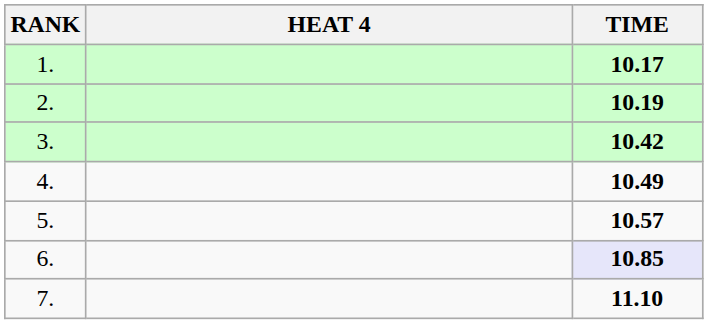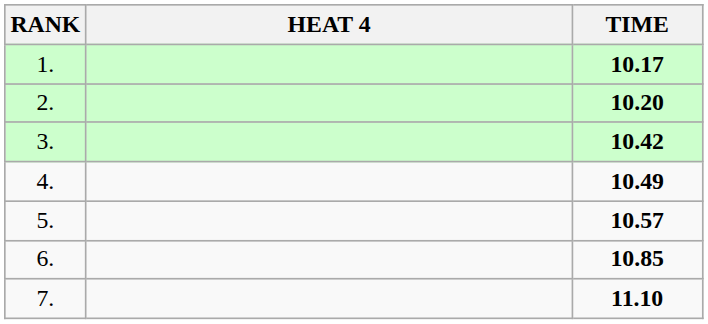(637, 102) 10.19 -> (637, 102) 10.20
(637, 259) lavender background -> (637, 259) no background
